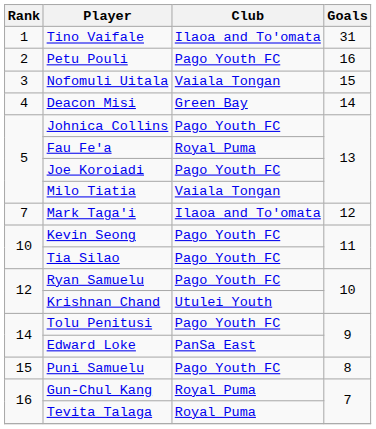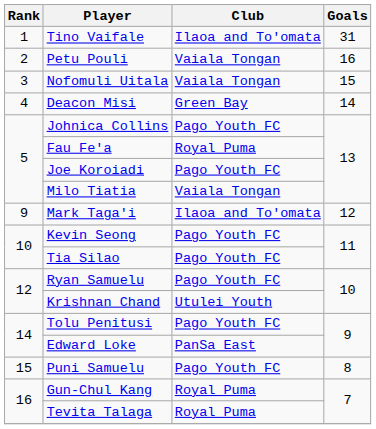(228, 60) Pago Youth FC -> (228, 60) Vaiala Tongan
(24, 214) 7 -> (24, 214) 9
